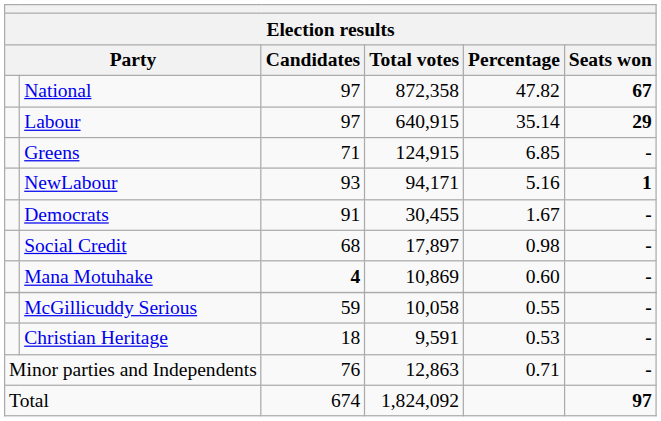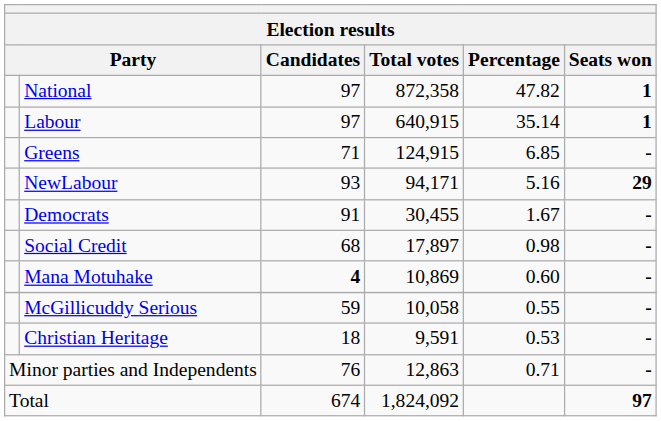(642, 90) 67 -> (647, 90) 1
(642, 121) 29 -> (647, 121) 1
(647, 183) 1 -> (642, 183) 29
